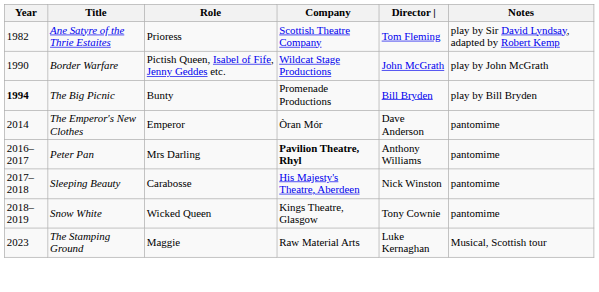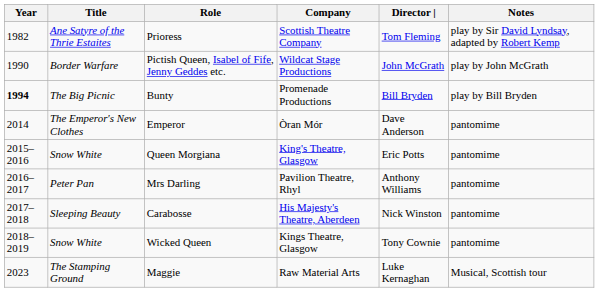+ row: (183, 154)
(319, 154) bold -> (317, 183) normal
